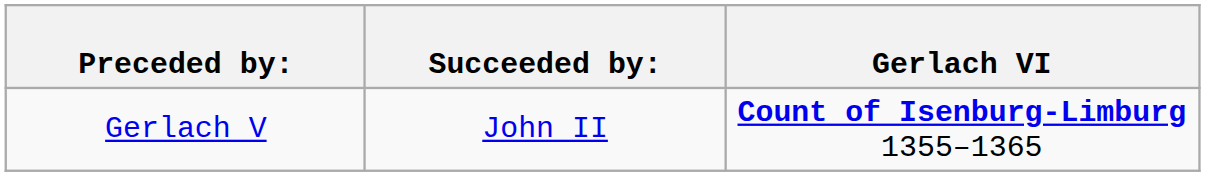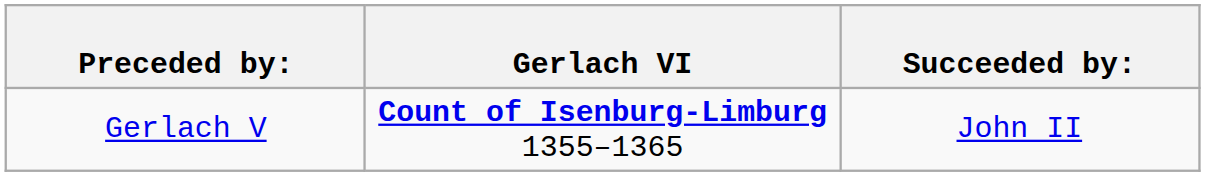columns swapped: (962, 64) <-> (545, 64)
